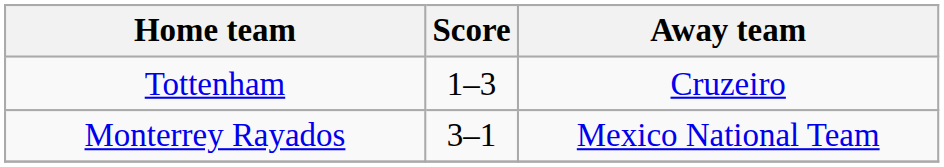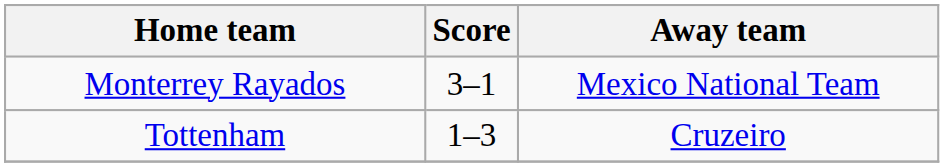rows swapped: (215, 82) <-> (215, 135)
